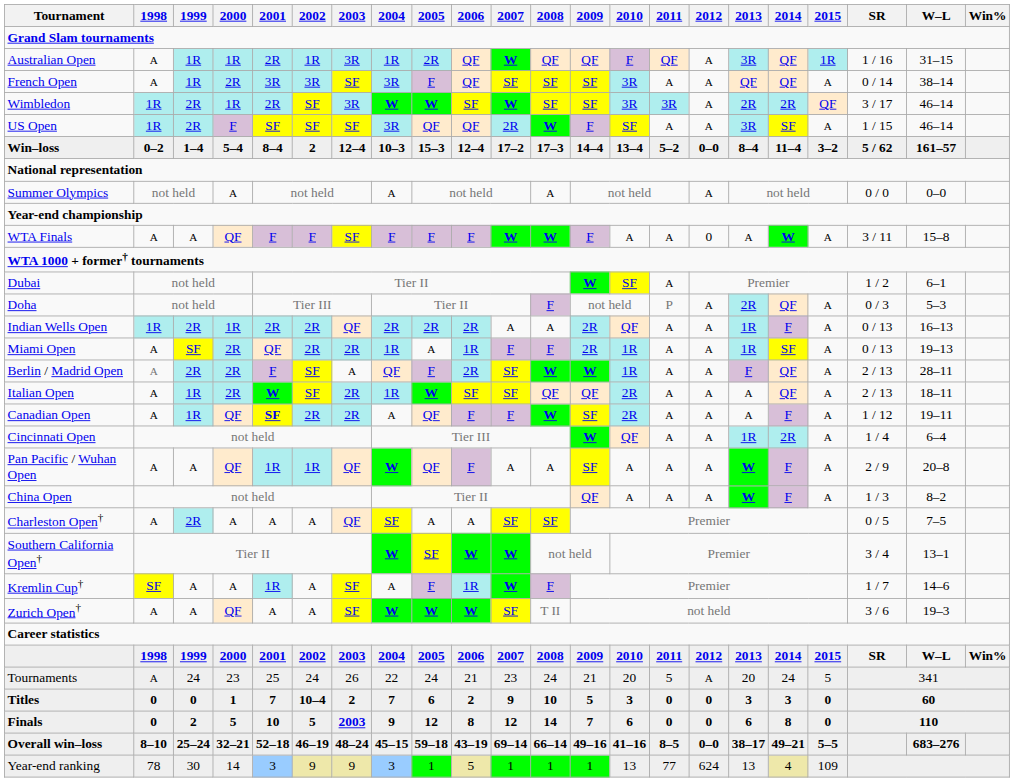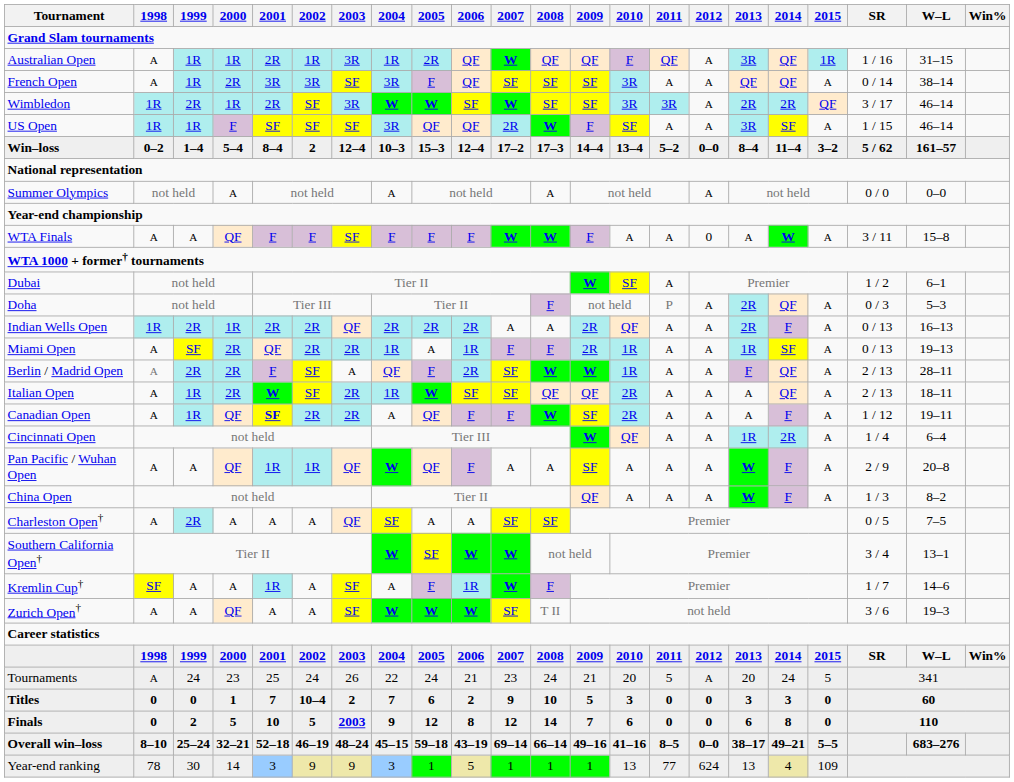(193, 125) 2R -> (193, 125) 1R
(749, 327) 1R -> (749, 327) 2R
